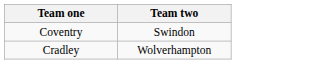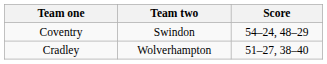+ column: (277, 13)
